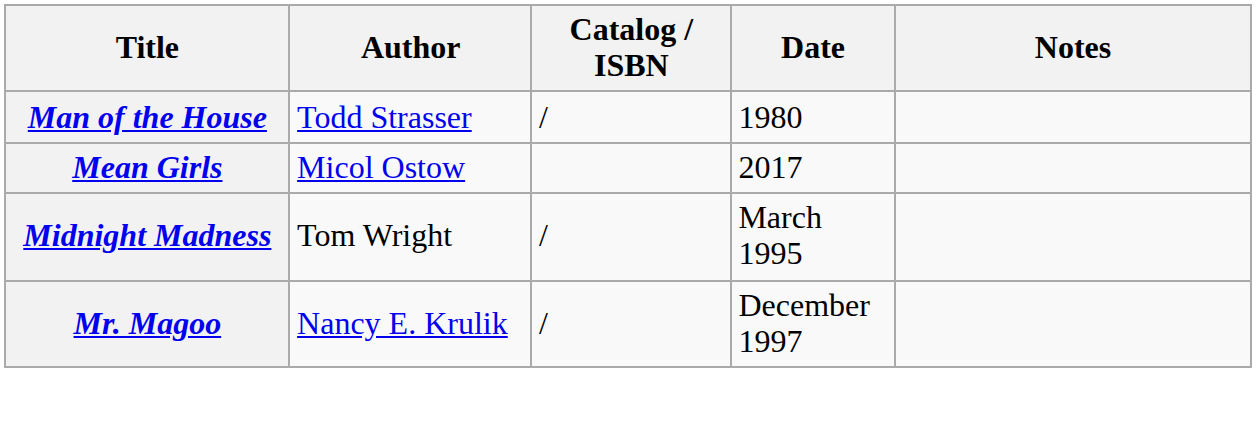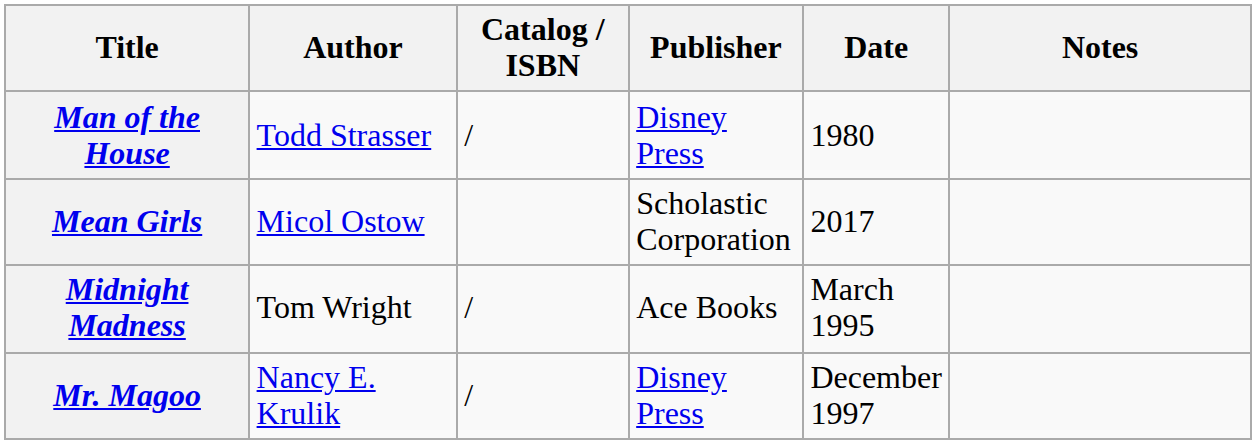+ column: (716, 47)
